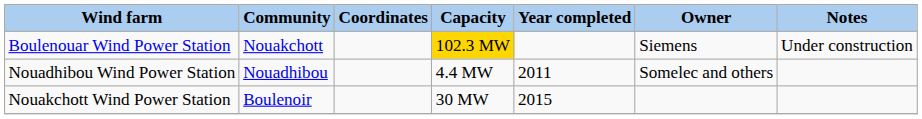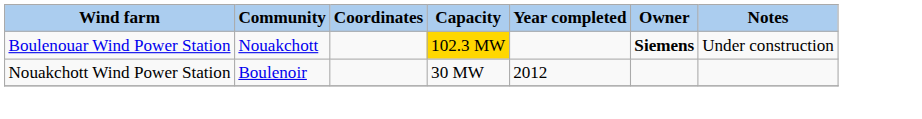(668, 45) normal -> (664, 45) bold
- row: (122, 72)
(535, 99) 2015 -> (530, 72) 2012
